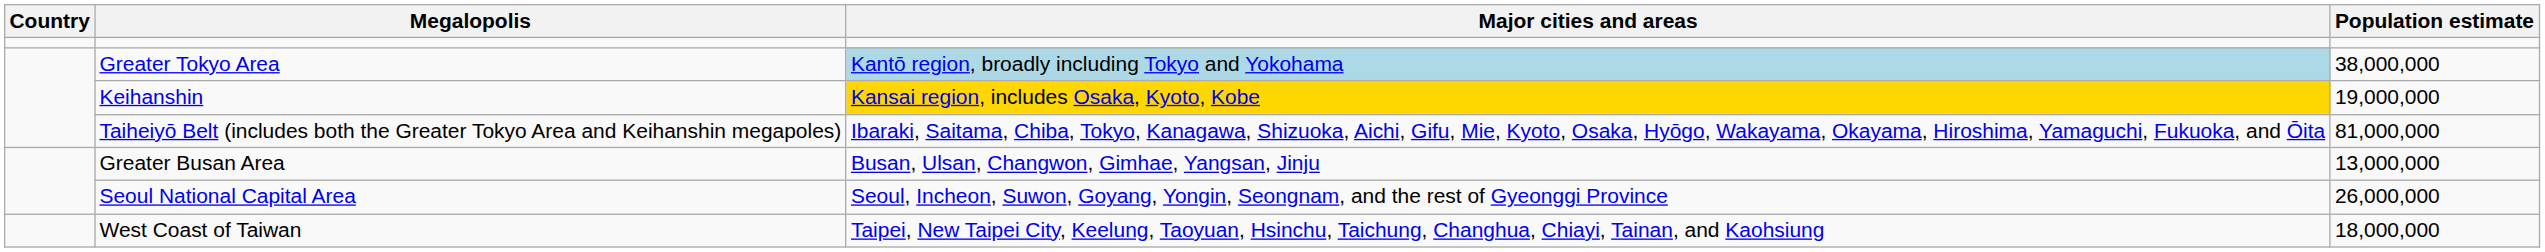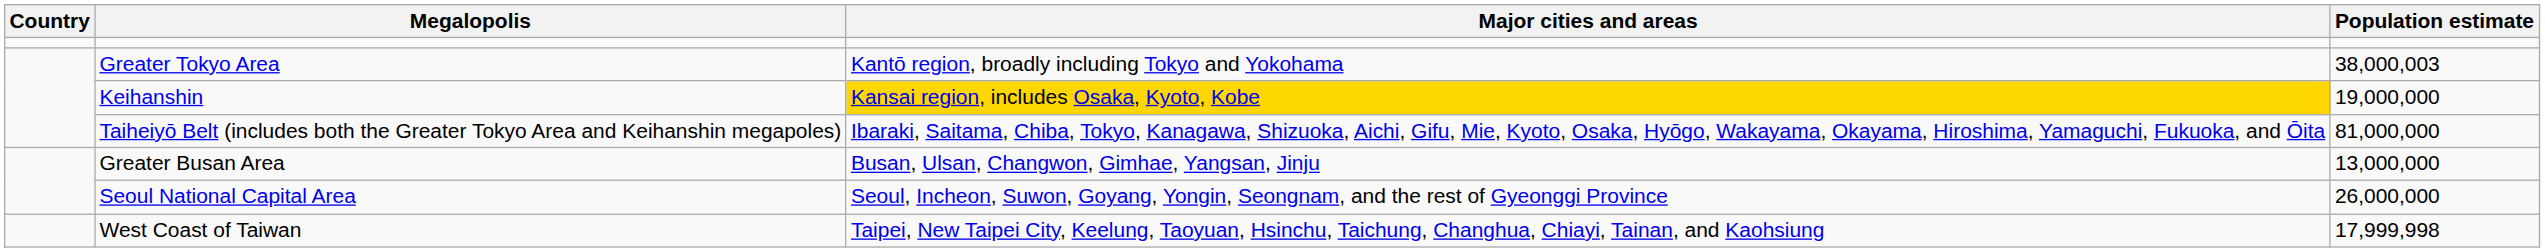(1097, 64) lightblue background -> (1097, 64) no background
(2387, 64) 38,000,000 -> (2387, 64) 38,000,003
(2387, 230) 18,000,000 -> (2387, 230) 17,999,998
